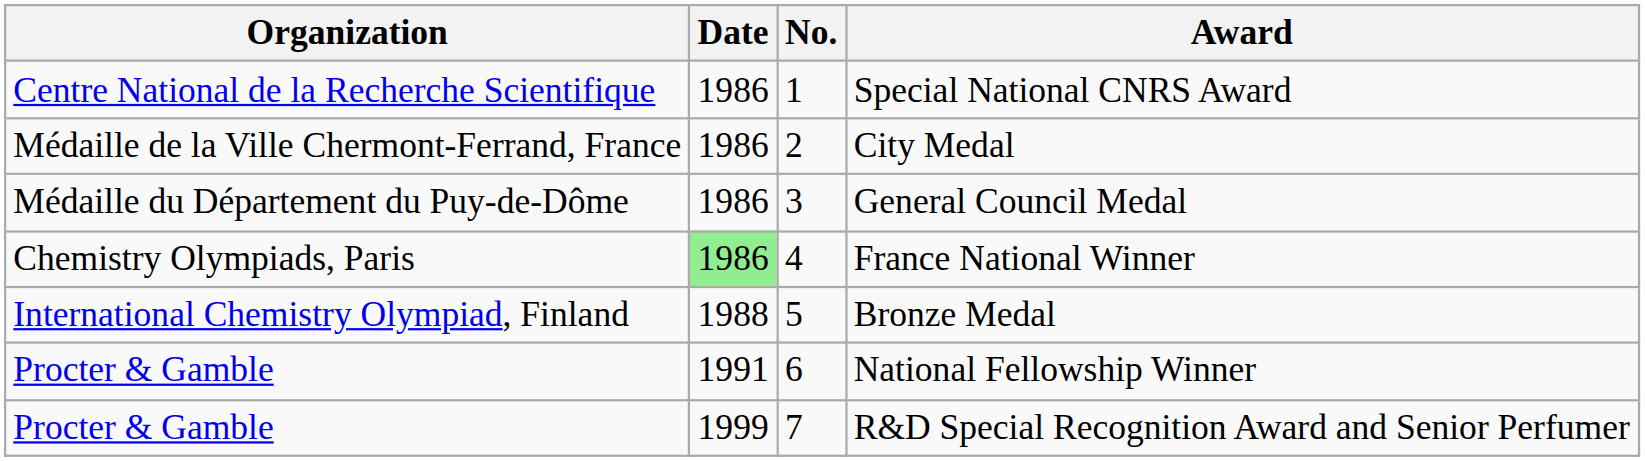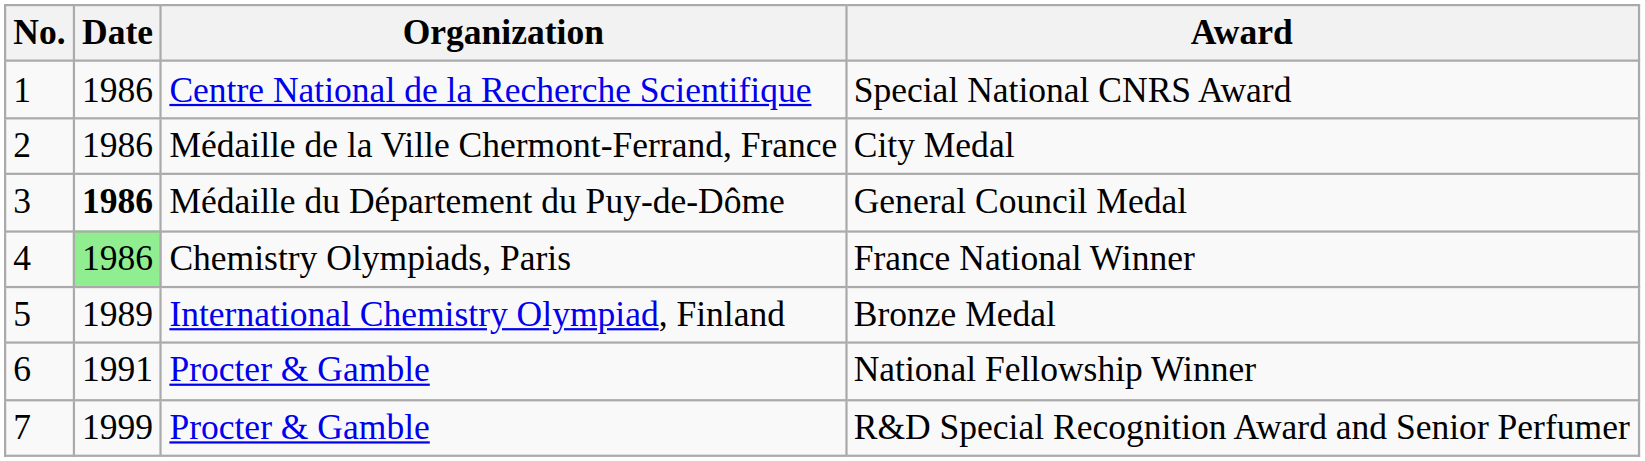columns swapped: (811, 32) <-> (347, 32)
(733, 201) normal -> (117, 201) bold
(733, 314) 1988 -> (117, 314) 1989
